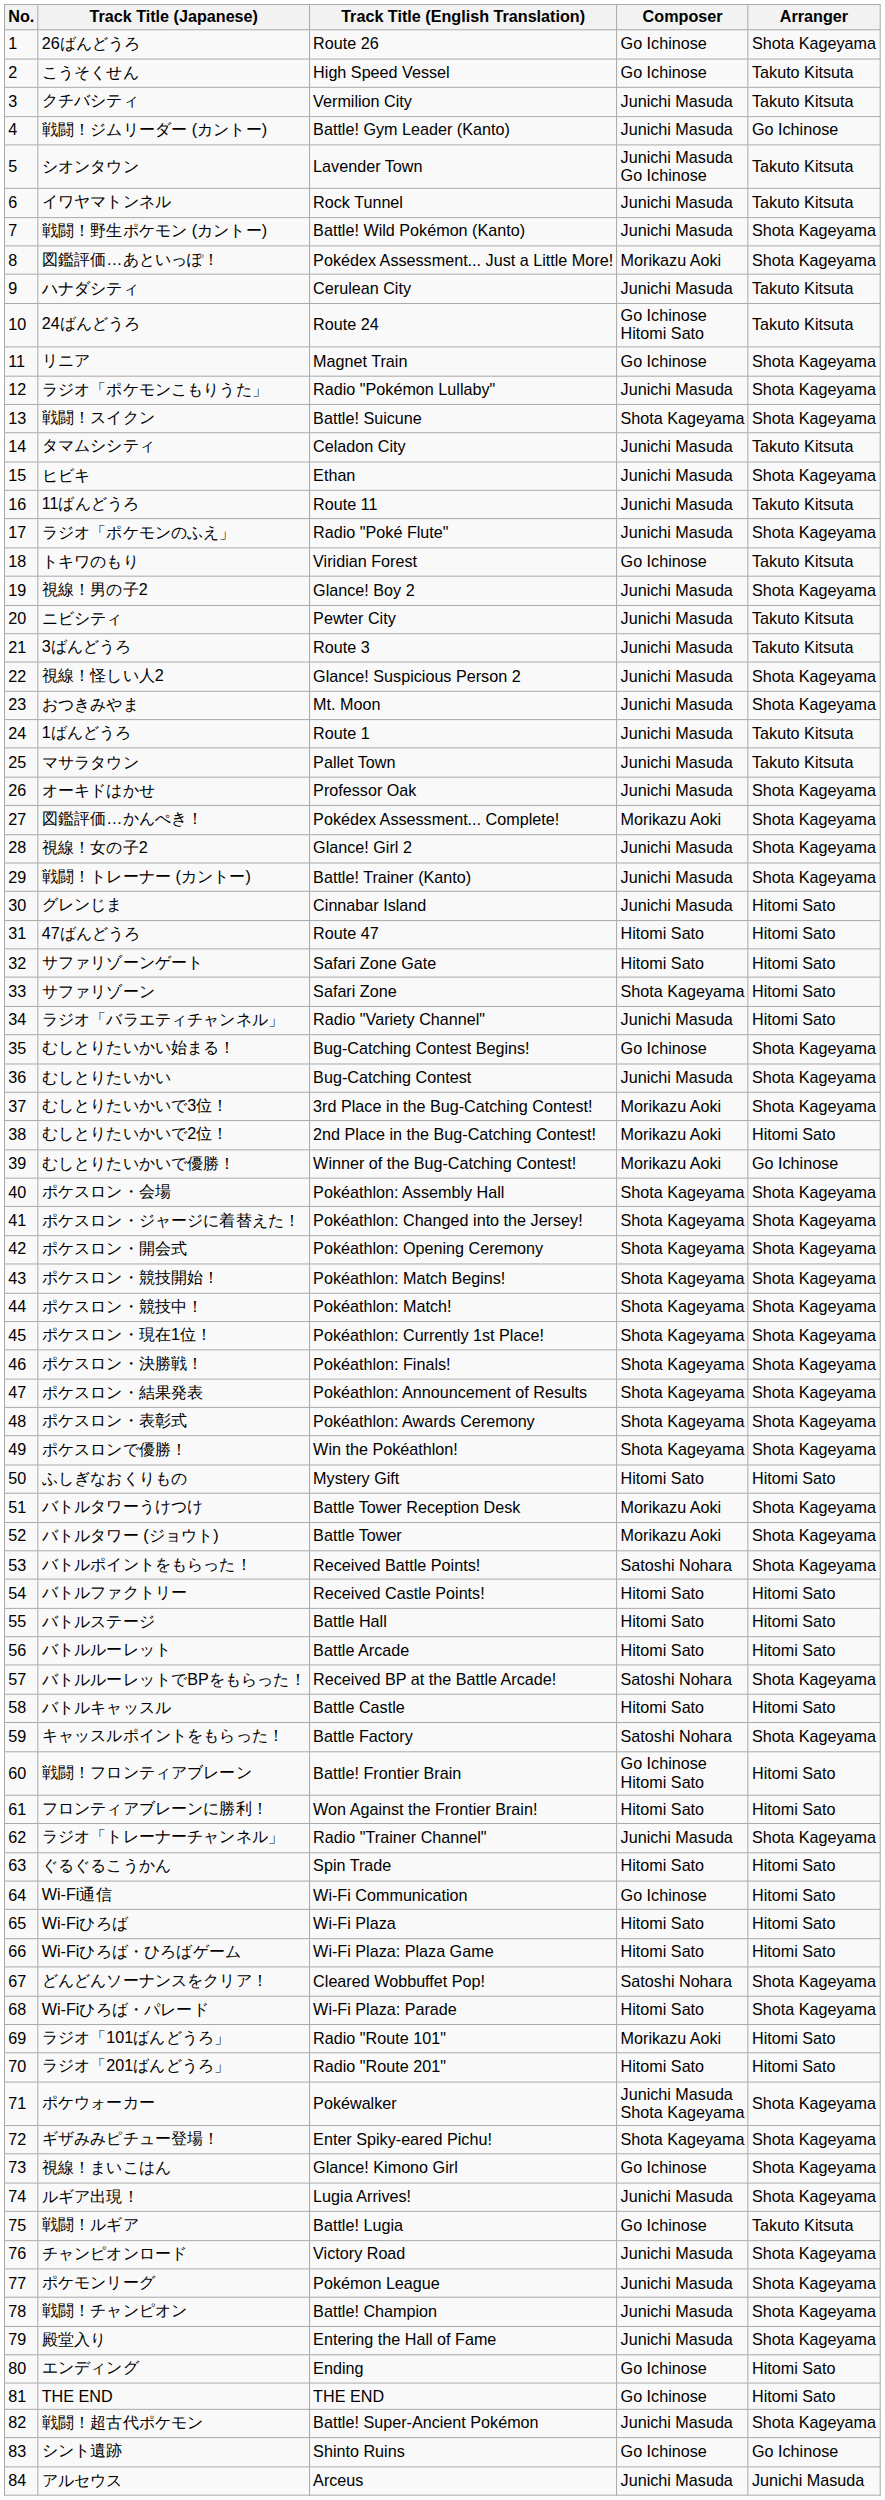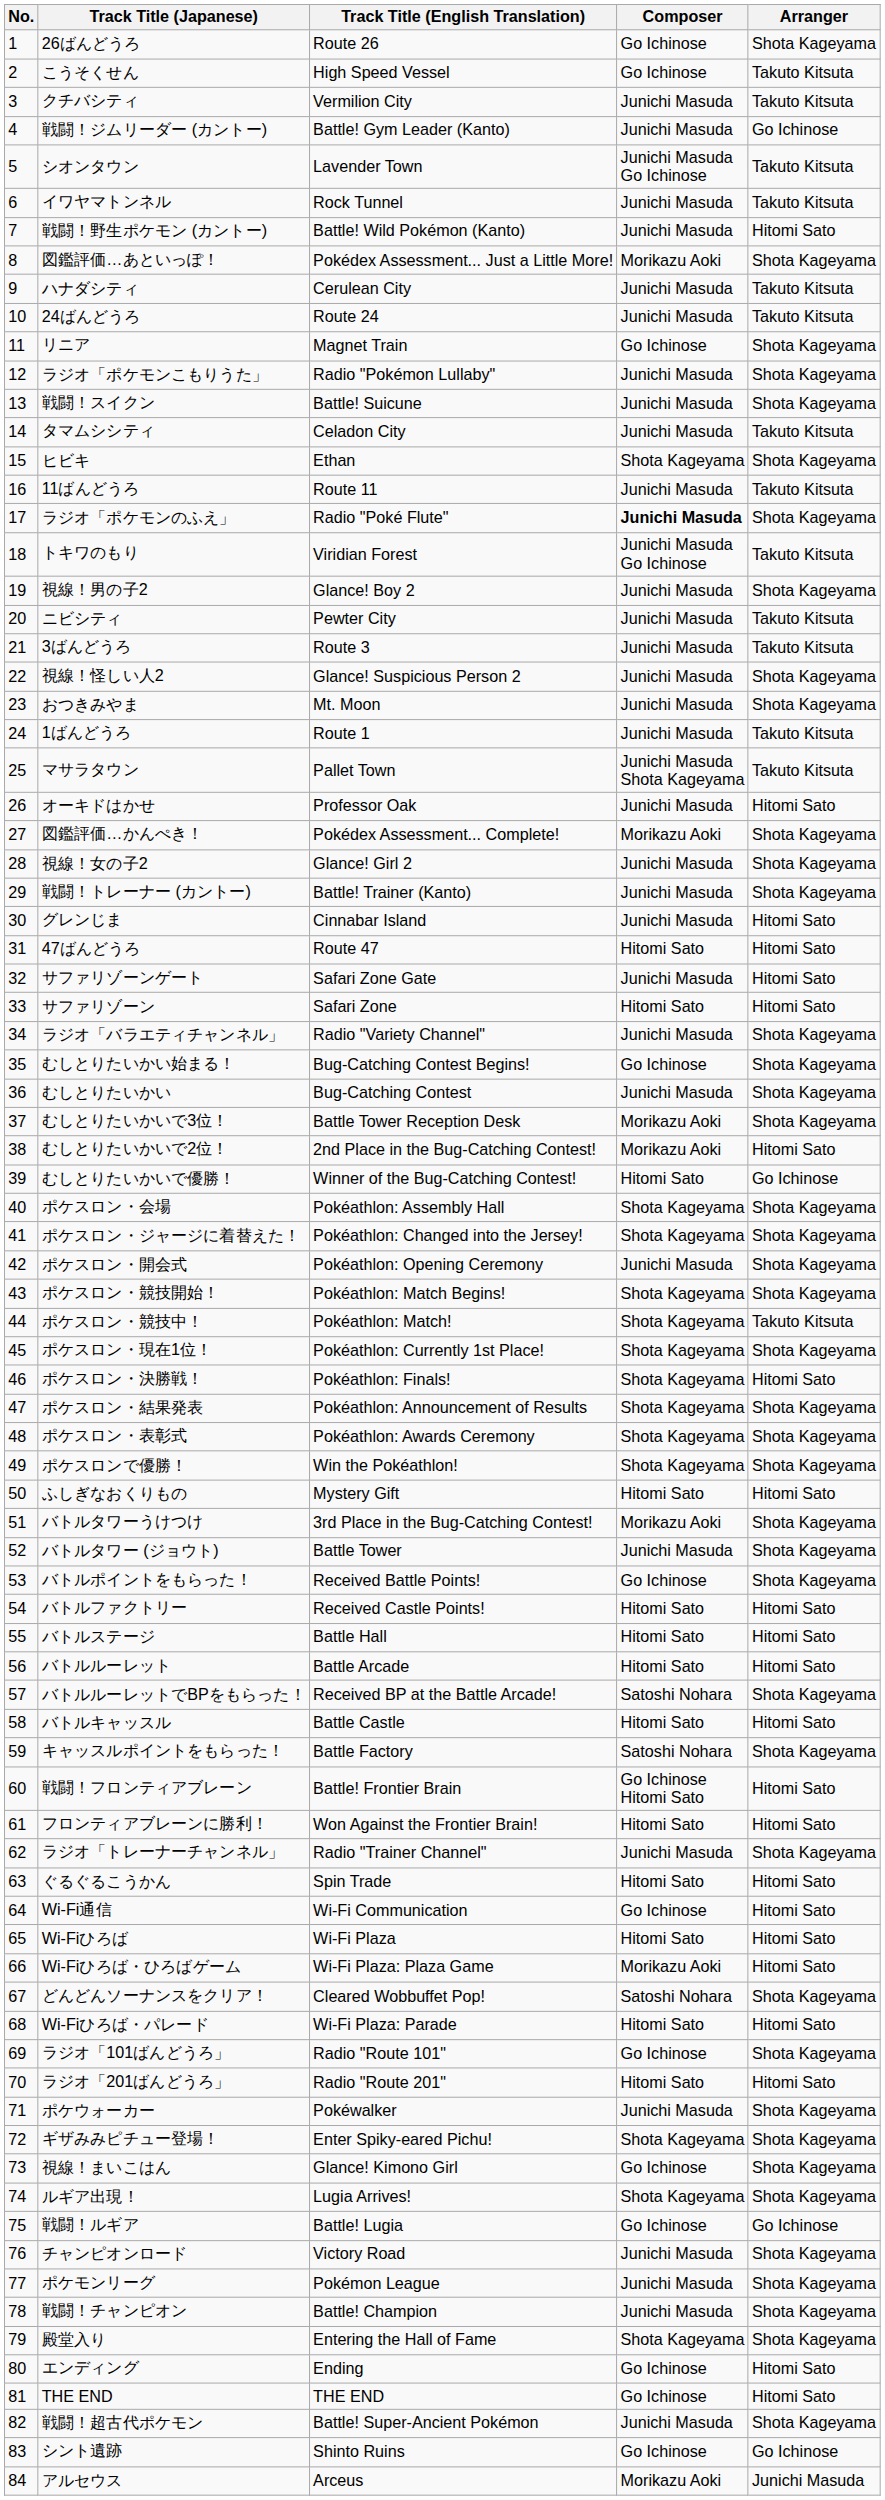(814, 231) Shota Kageyama -> (794, 231) Hitomi Sato
(664, 325) Go Ichinose Hitomi Sato -> (677, 317) Junichi Masuda
(683, 418) Shota Kageyama -> (677, 403) Junichi Masuda
(677, 475) Junichi Masuda -> (683, 460) Shota Kageyama
(677, 533) normal -> (681, 518) bold
(664, 561) Go Ichinose -> (677, 554) Junichi Masuda Go Ichinose
(677, 762) Junichi Masuda -> (683, 770) Junichi Masuda Shota Kageyama
(814, 791) Shota Kageyama -> (794, 806) Hitomi Sato
(662, 963) Hitomi Sato -> (677, 978) Junichi Masuda
(683, 991) Shota Kageyama -> (662, 1006) Hitomi Sato
(794, 1020) Hitomi Sato -> (814, 1035) Shota Kageyama
(453, 1106) 3rd Place in the Bug-Catching Contest! -> (417, 1121) Battle Tower Reception Desk
(671, 1163) Morikazu Aoki -> (662, 1178) Hitomi Sato
(683, 1249) Shota Kageyama -> (677, 1264) Junichi Masuda
(814, 1307) Shota Kageyama -> (803, 1322) Takuto Kitsuta
(814, 1364) Shota Kageyama -> (794, 1379) Hitomi Sato
(417, 1507) Battle Tower Reception Desk -> (453, 1522) 3rd Place in the Bug-Catching Contest!
(671, 1536) Morikazu Aoki -> (677, 1551) Junichi Masuda
(676, 1565) Satoshi Nohara -> (664, 1580) Go Ichinose
(662, 1952) Hitomi Sato -> (671, 1967) Morikazu Aoki
(814, 2010) Shota Kageyama -> (794, 2025) Hitomi Sato
(671, 2038) Morikazu Aoki -> (664, 2053) Go Ichinose
(794, 2038) Hitomi Sato -> (814, 2053) Shota Kageyama
(683, 2103) Junichi Masuda Shota Kageyama -> (677, 2111) Junichi Masuda
(677, 2197) Junichi Masuda -> (683, 2197) Shota Kageyama
(803, 2225) Takuto Kitsuta -> (795, 2225) Go Ichinose
(677, 2340) Junichi Masuda -> (683, 2340) Shota Kageyama
(677, 2480) Junichi Masuda -> (671, 2480) Morikazu Aoki
